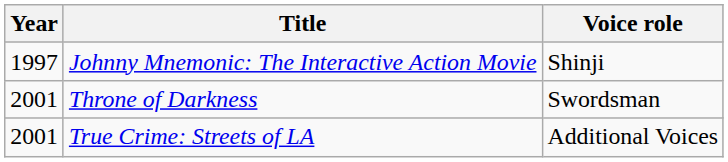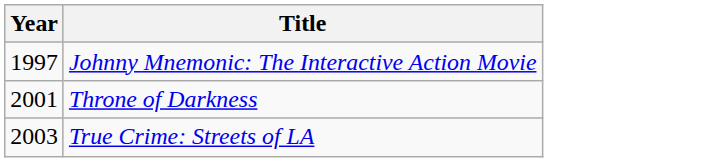- column: (633, 23)
(34, 136) 2001 -> (34, 136) 2003
